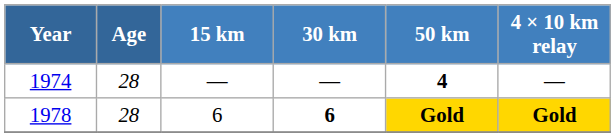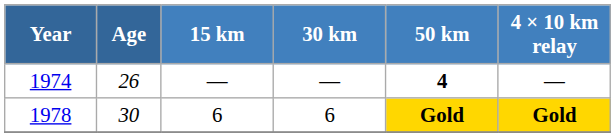(129, 80) 28 -> (129, 80) 26
(129, 115) 28 -> (129, 115) 30
(330, 115) bold -> (330, 115) normal
